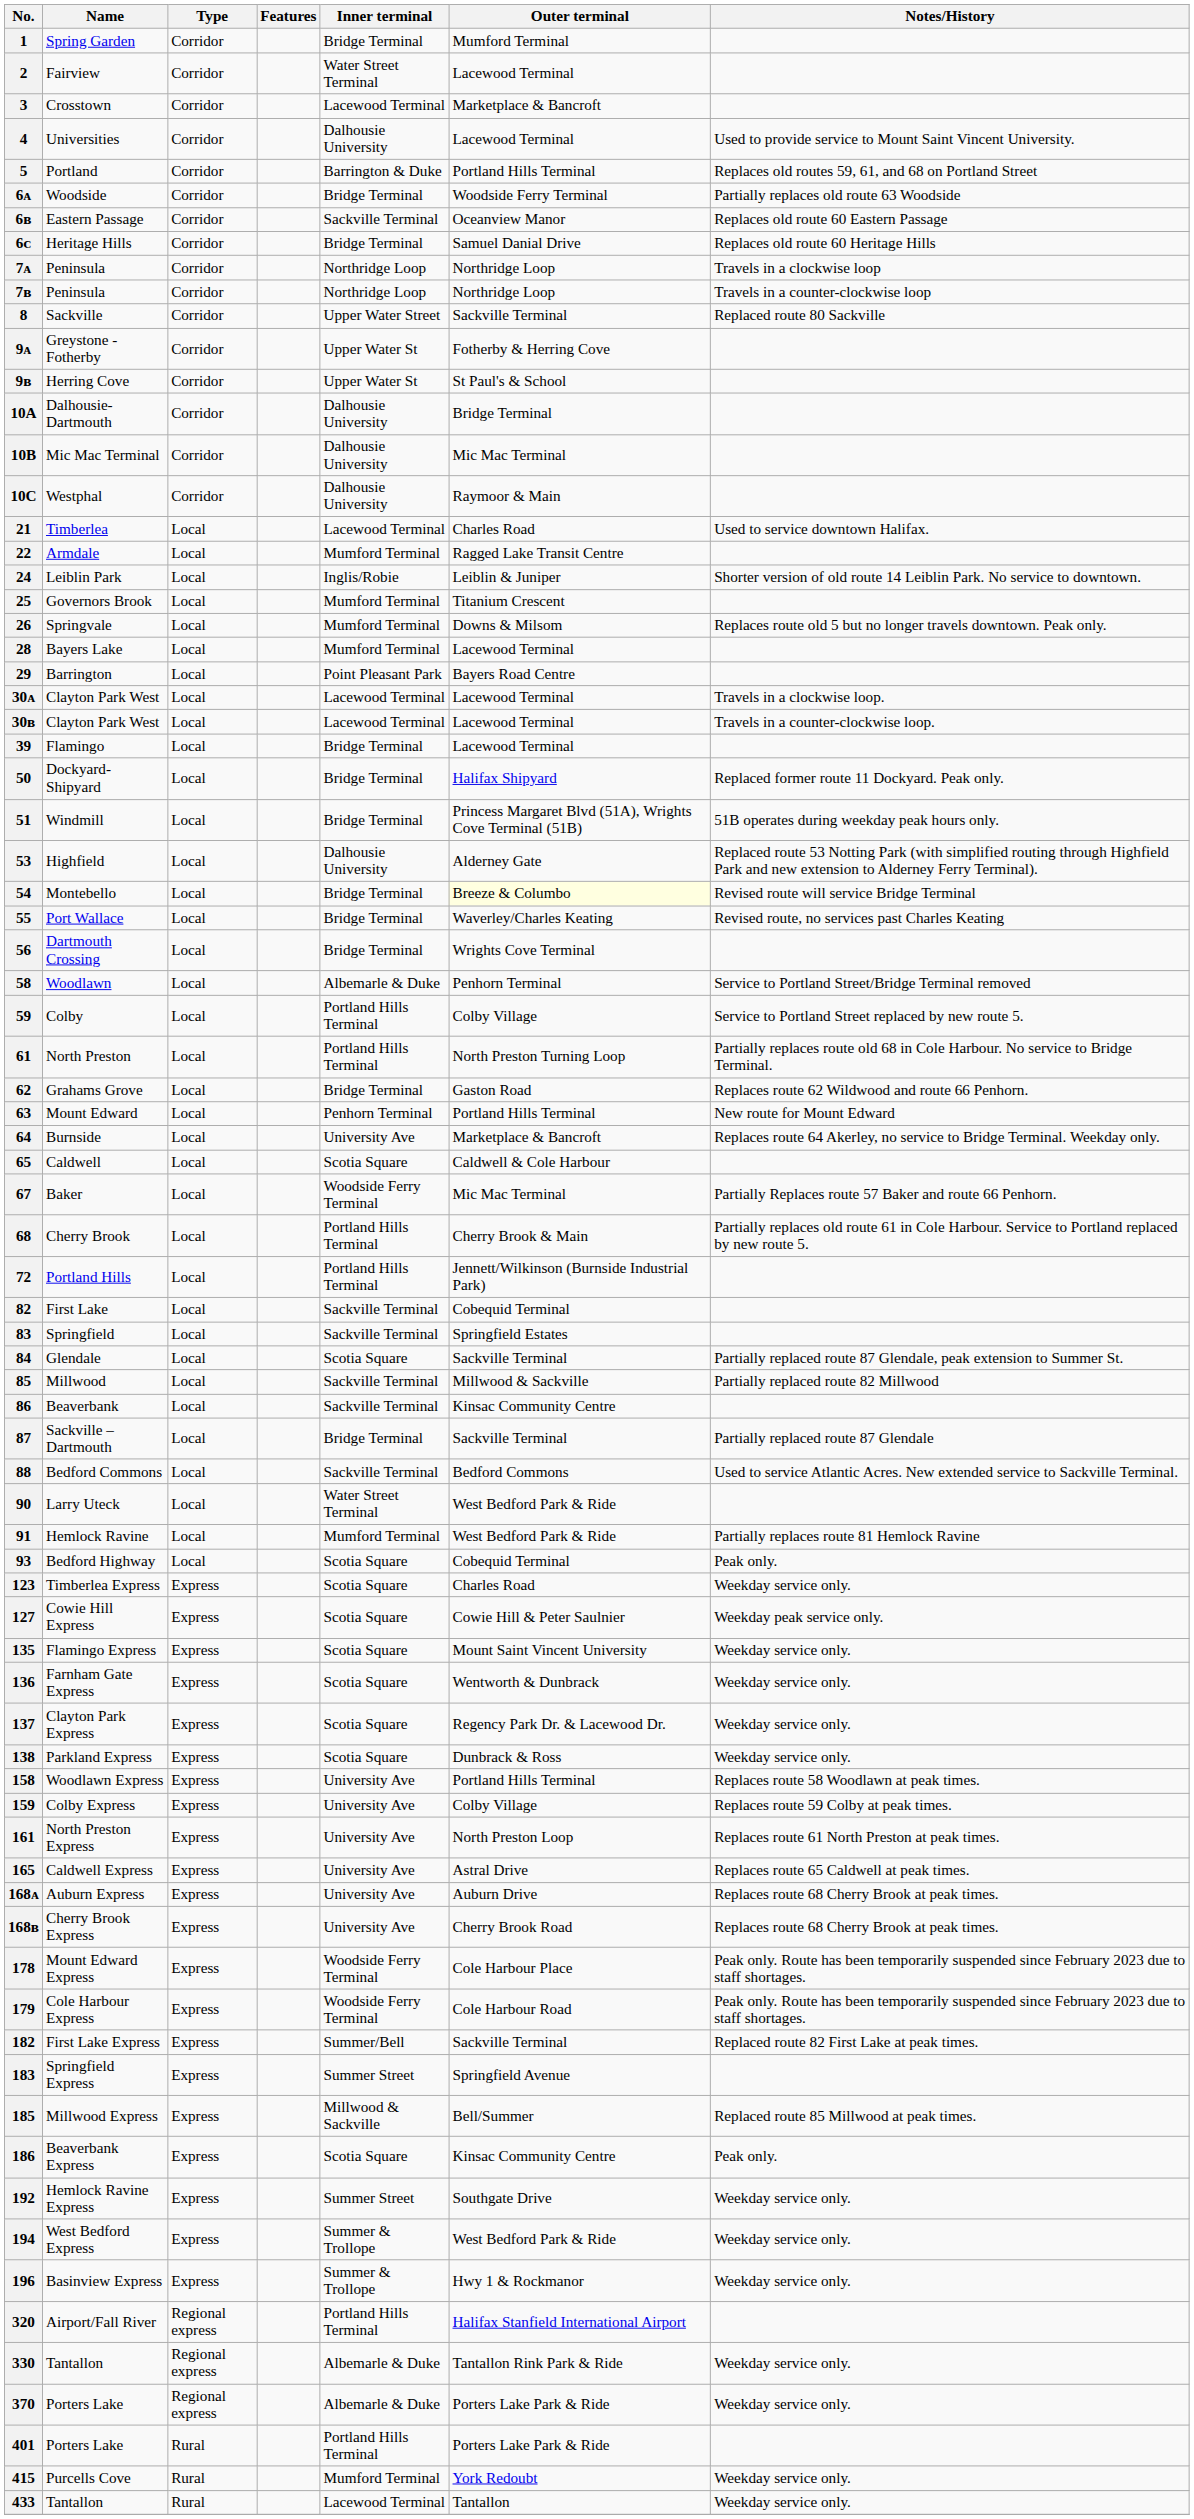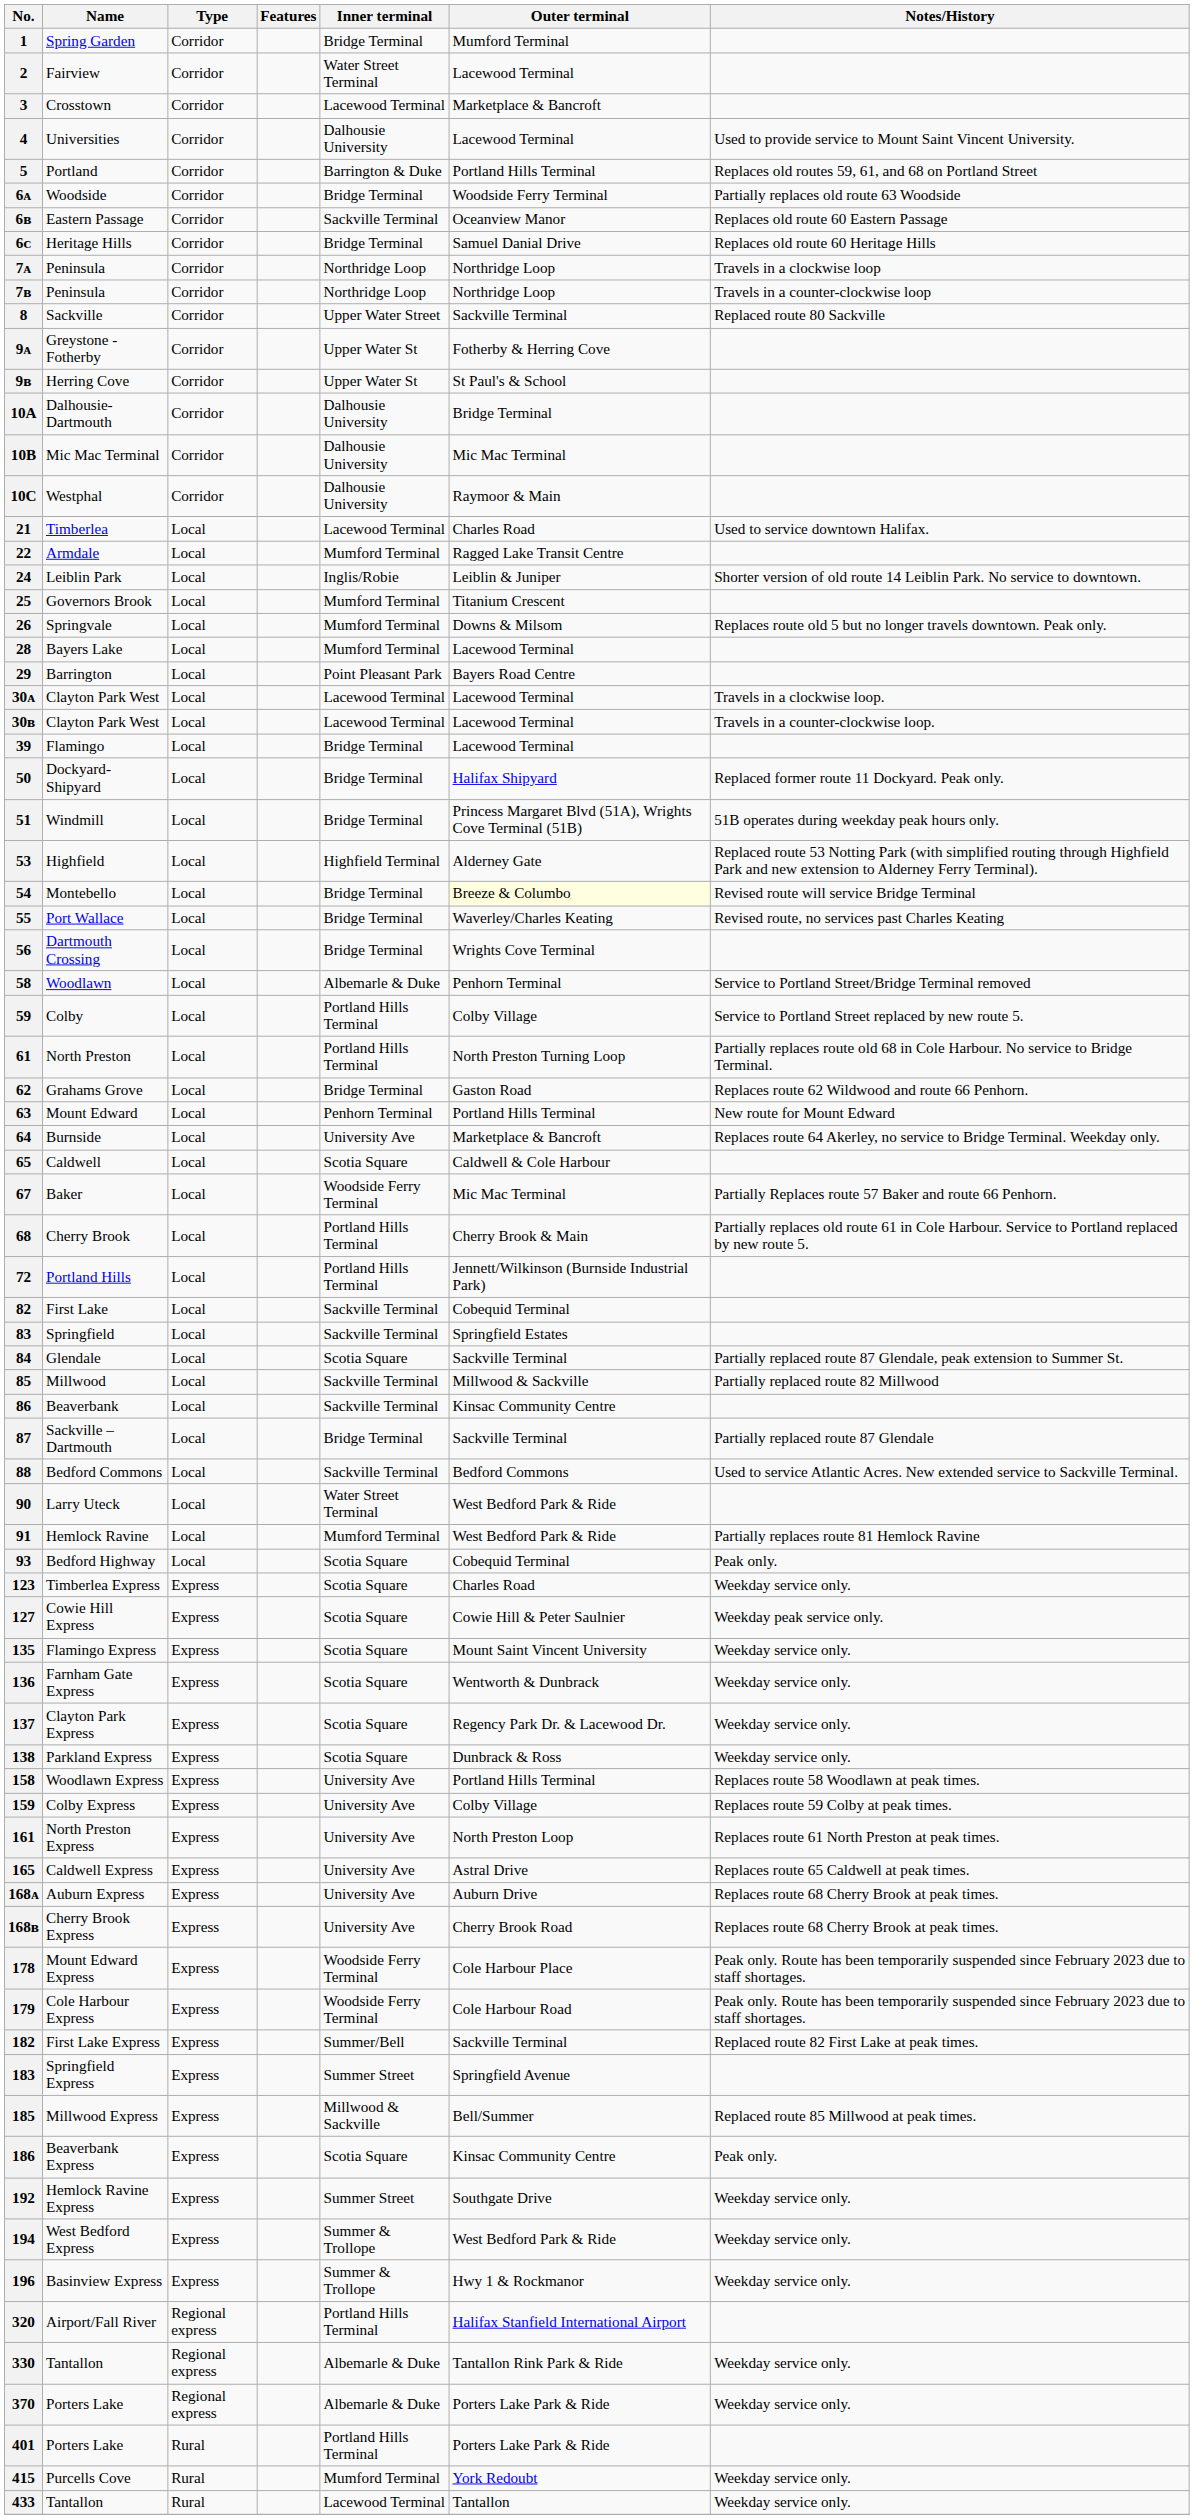(356, 860) Dalhousie University -> (382, 860) Highfield Terminal
